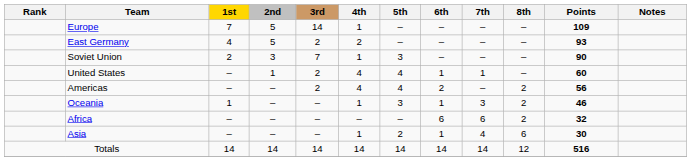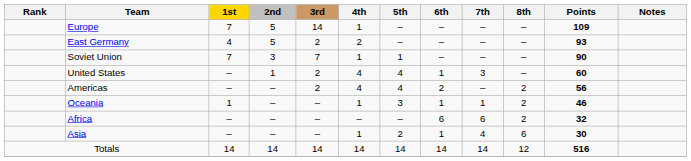(229, 57) 2 -> (229, 57) 7
(400, 57) 3 -> (400, 57) 1
(483, 73) 1 -> (483, 73) 3
(483, 103) 3 -> (483, 103) 1
